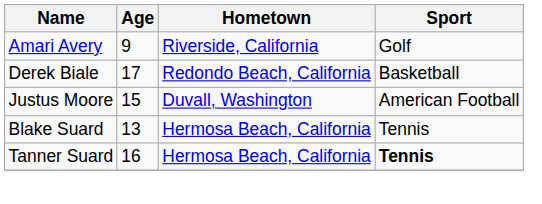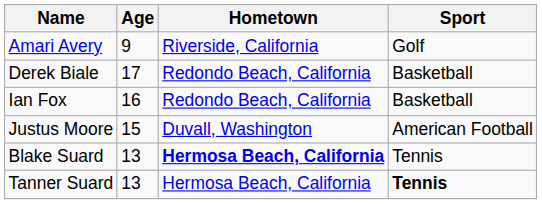+ row: (38, 101)
(267, 128) normal -> (273, 156) bold
(131, 156) 16 -> (131, 184) 13
